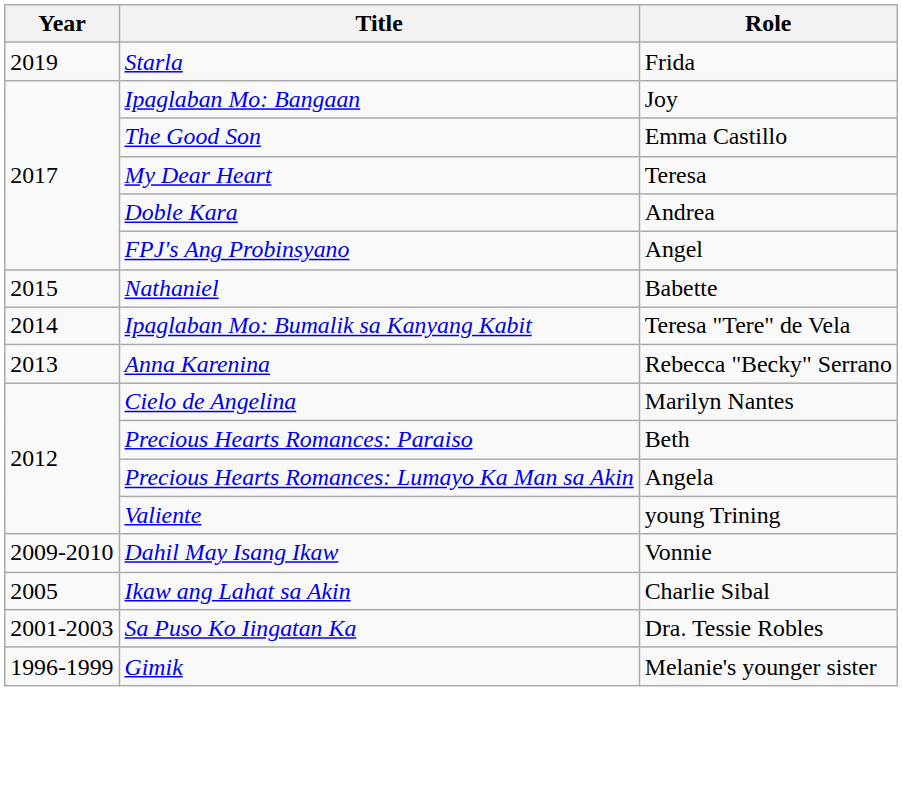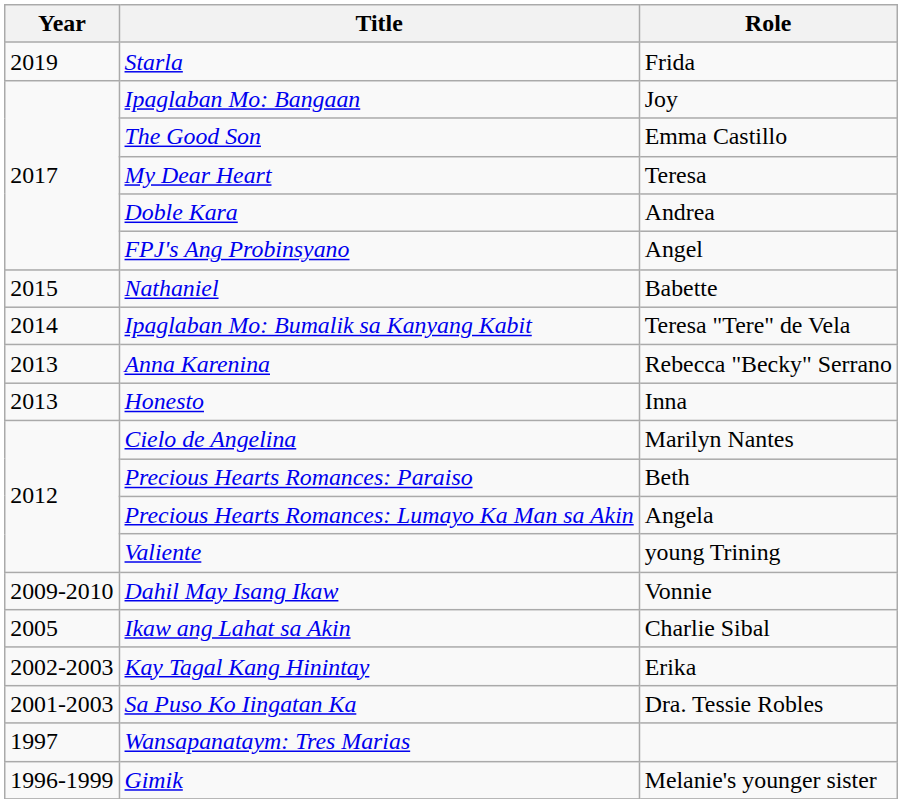+ row: (164, 401)
+ row: (247, 666)
+ row: (267, 741)
